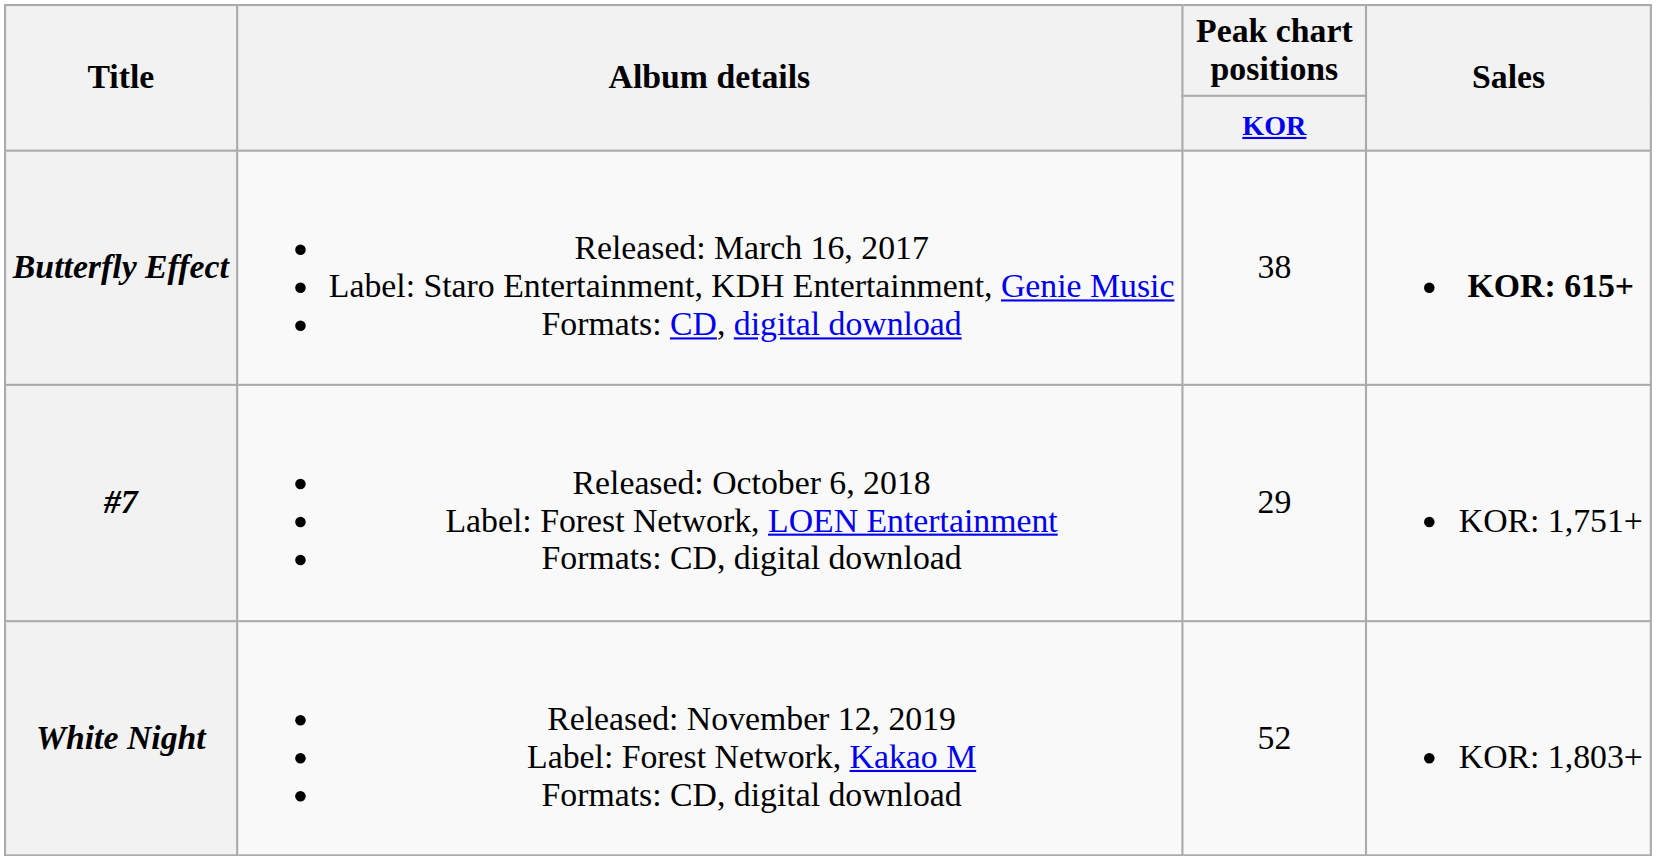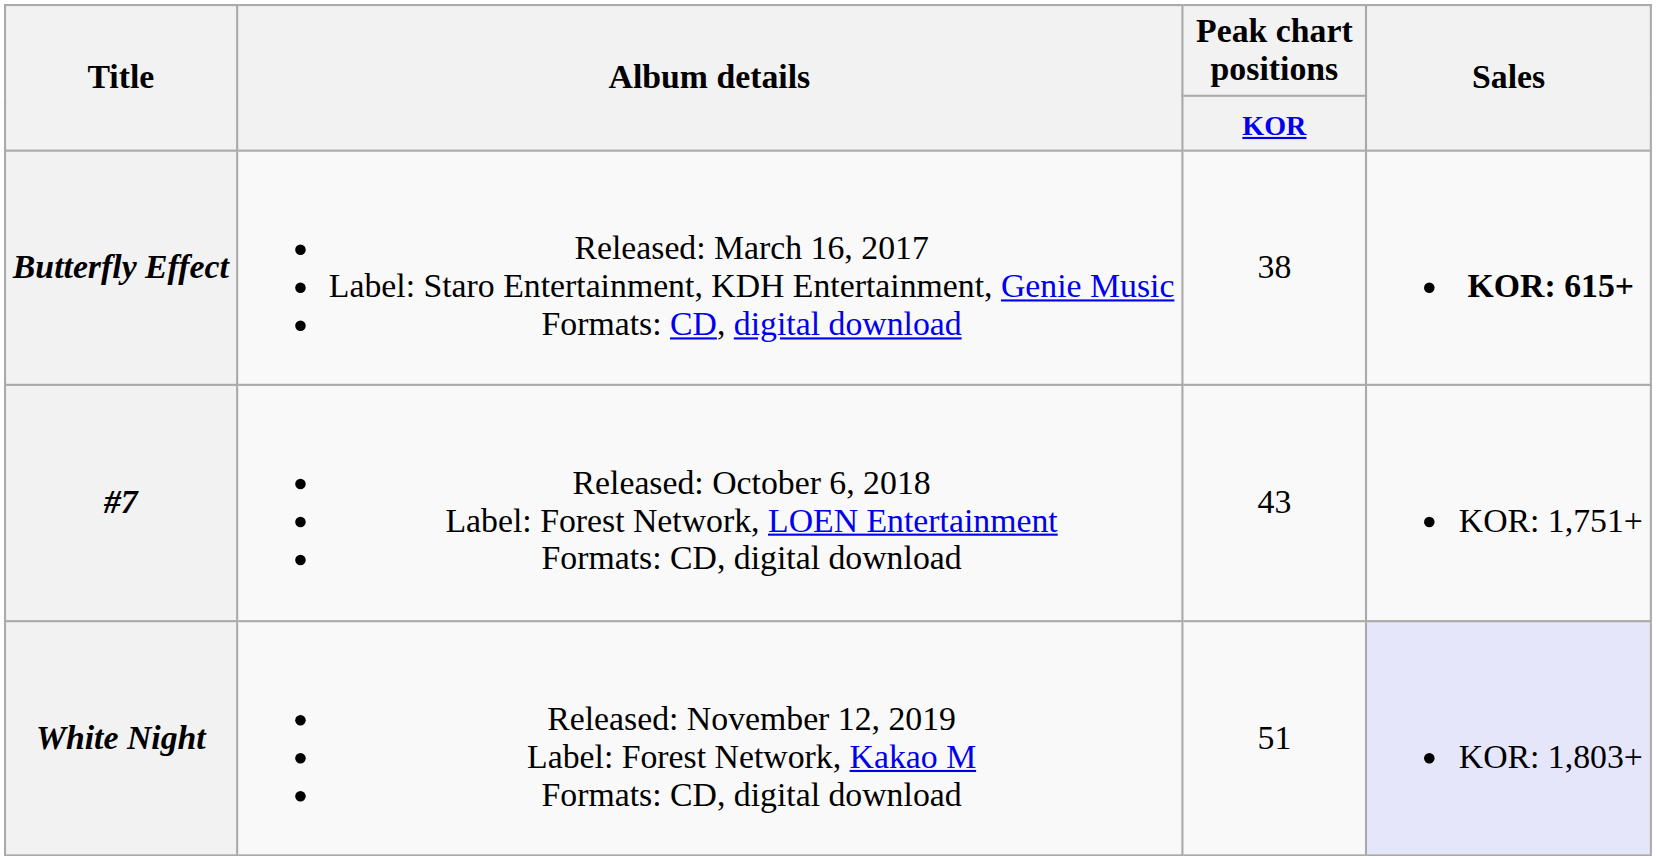(1274, 502) 29 -> (1274, 502) 43
(1274, 737) 52 -> (1274, 737) 51
(1509, 757) no background -> (1509, 757) lavender background
